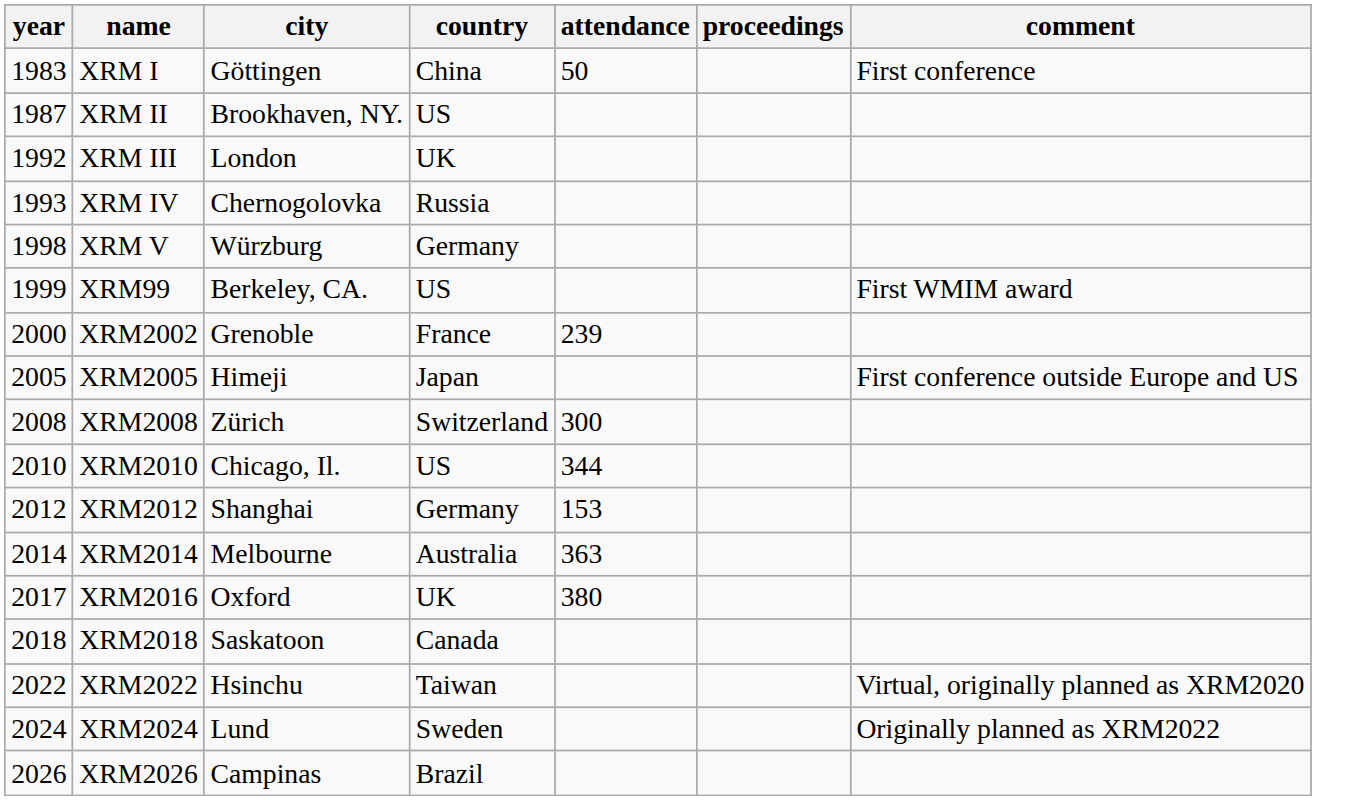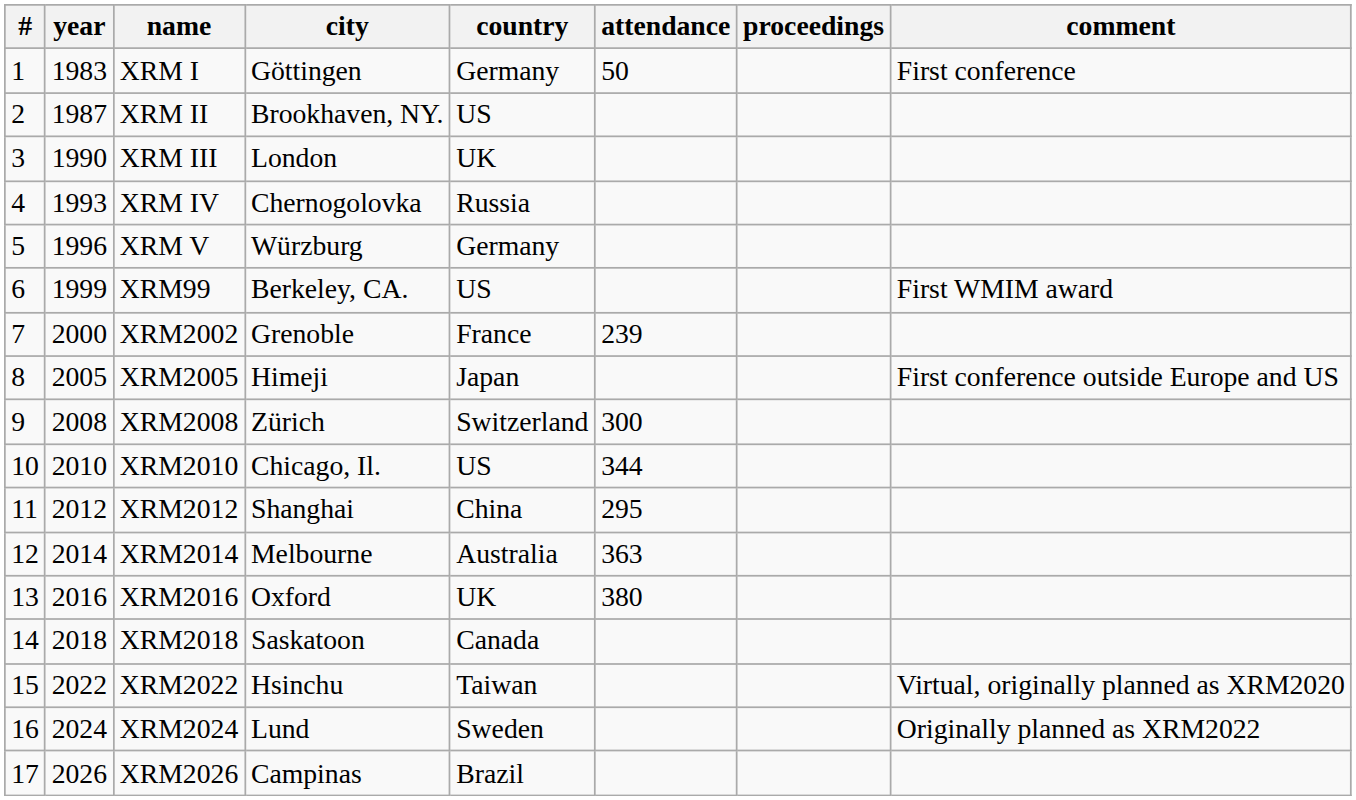+ column: (25, 26)
(449, 70) China -> (508, 70) Germany
(39, 158) 1992 -> (79, 158) 1990
(39, 245) 1998 -> (79, 245) 1996
(467, 509) Germany -> (489, 509) China
(581, 509) 153 -> (622, 509) 295
(39, 597) 2017 -> (79, 597) 2016
